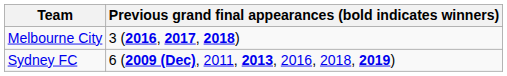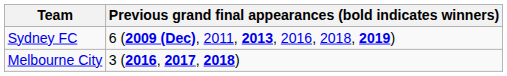rows swapped: (55, 37) <-> (43, 60)
